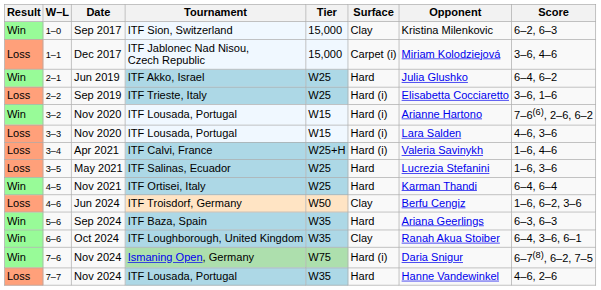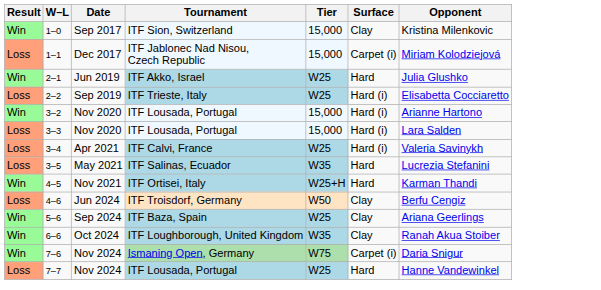- column: (553, 13)
(320, 114) W15 -> (325, 113) 15,000
(320, 133) W15 -> (325, 130) 15,000
(327, 151) W25+H -> (320, 148) W25
(320, 168) W25 -> (320, 165) W35
(320, 186) W25 -> (327, 183) W25+H
(320, 221) W35 -> (320, 218) W25
(362, 221) Hard -> (362, 218) Clay
(369, 257) Hard (i) -> (374, 253) Carpet (i)
(320, 276) W35 -> (320, 270) W25
